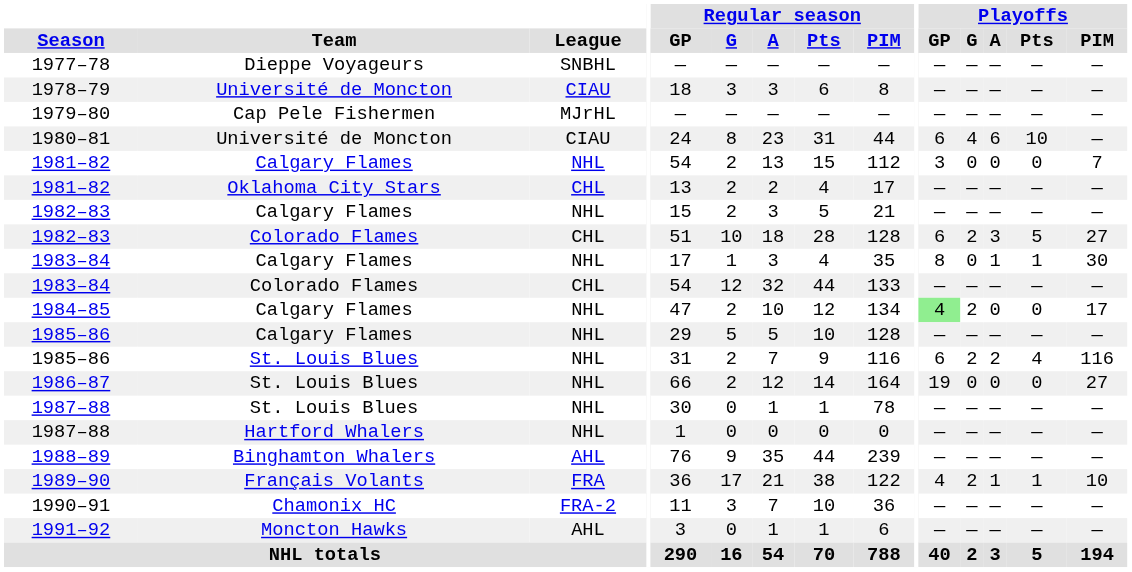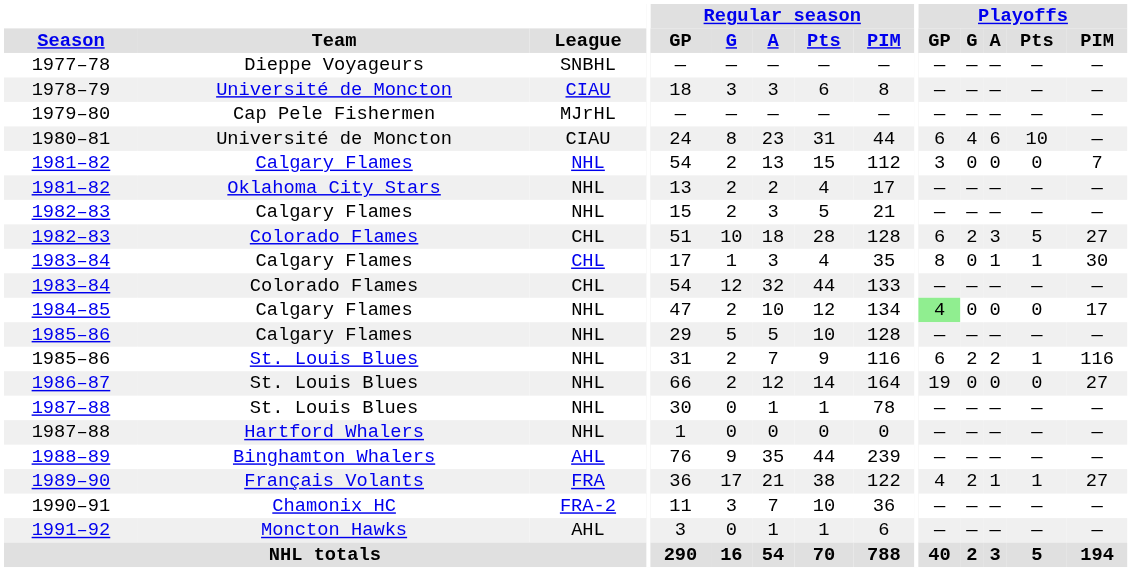(588, 188) CHL -> (588, 188) NHL
(588, 261) NHL -> (588, 261) CHL
(972, 310) 2 -> (972, 310) 0
(1037, 359) 4 -> (1037, 359) 1
(1097, 481) 10 -> (1097, 481) 27
